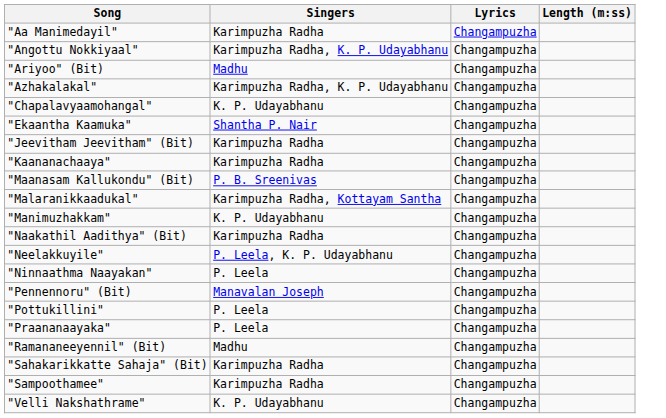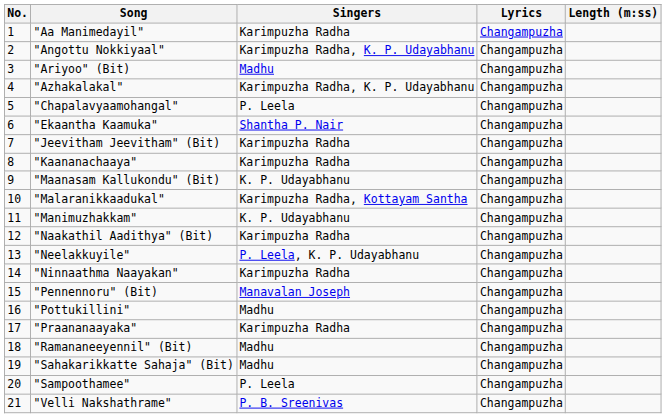+ column: (18, 14)
(268, 107) K. P. Udayabhanu -> (267, 107) P. Leela
(265, 181) P. B. Sreenivas -> (295, 181) K. P. Udayabhanu
(241, 274) P. Leela -> (295, 274) Karimpuzha Radha
(241, 311) P. Leela -> (257, 311) Madhu
(241, 329) P. Leela -> (295, 329) Karimpuzha Radha
(268, 366) Karimpuzha Radha -> (257, 366) Madhu
(268, 385) Karimpuzha Radha -> (267, 385) P. Leela
(268, 403) K. P. Udayabhanu -> (291, 403) P. B. Sreenivas
